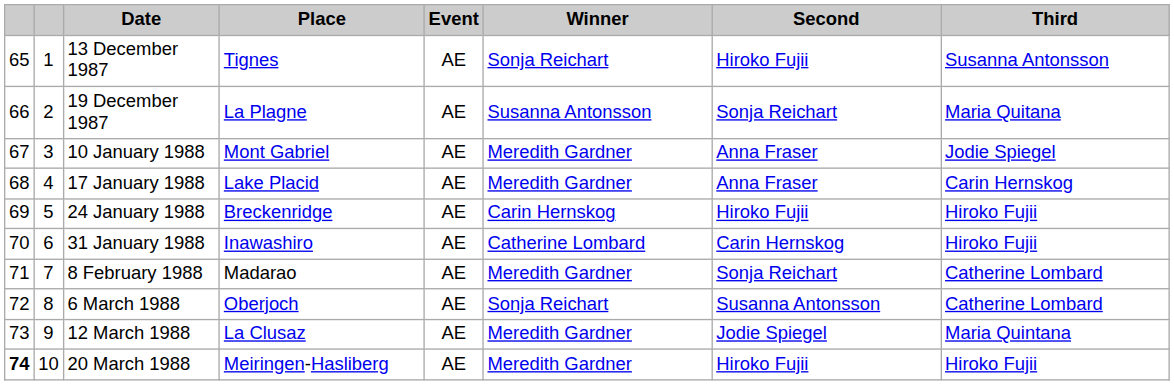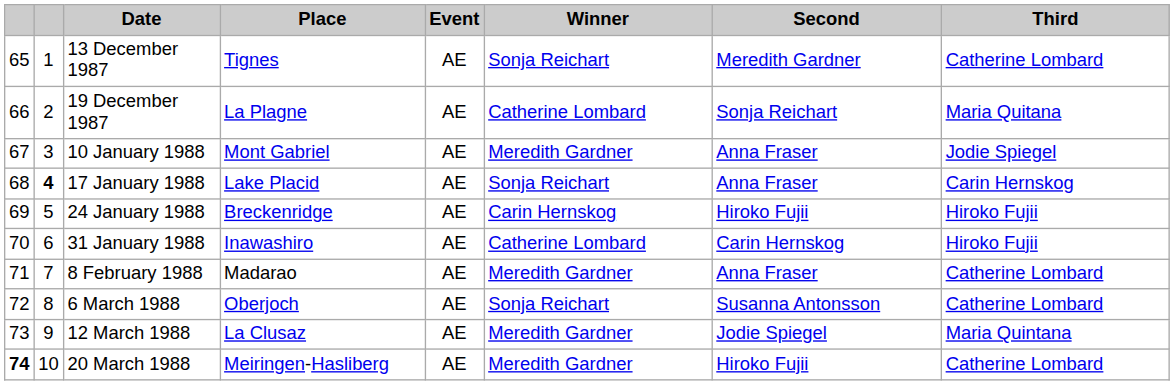(762, 60) Hiroko Fujii -> (788, 60) Meredith Gardner
(1027, 60) Susanna Antonsson -> (1025, 60) Catherine Lombard
(569, 111) Susanna Antonsson -> (567, 111) Catherine Lombard
(48, 182) normal -> (48, 182) bold
(560, 182) Meredith Gardner -> (549, 182) Sonja Reichart
(777, 273) Sonja Reichart -> (767, 273) Anna Fraser
(991, 363) Hiroko Fujii -> (1025, 363) Catherine Lombard
